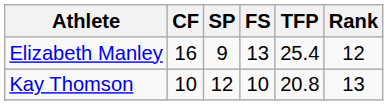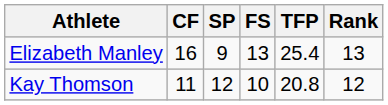(353, 53) 12 -> (353, 53) 13
(186, 85) 10 -> (186, 85) 11
(353, 85) 13 -> (353, 85) 12
